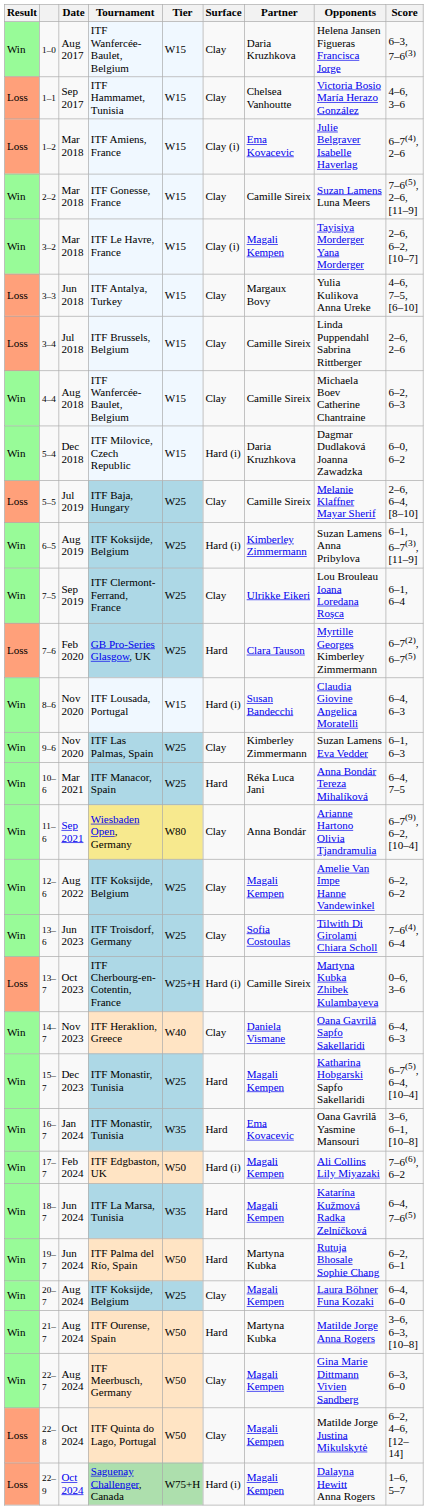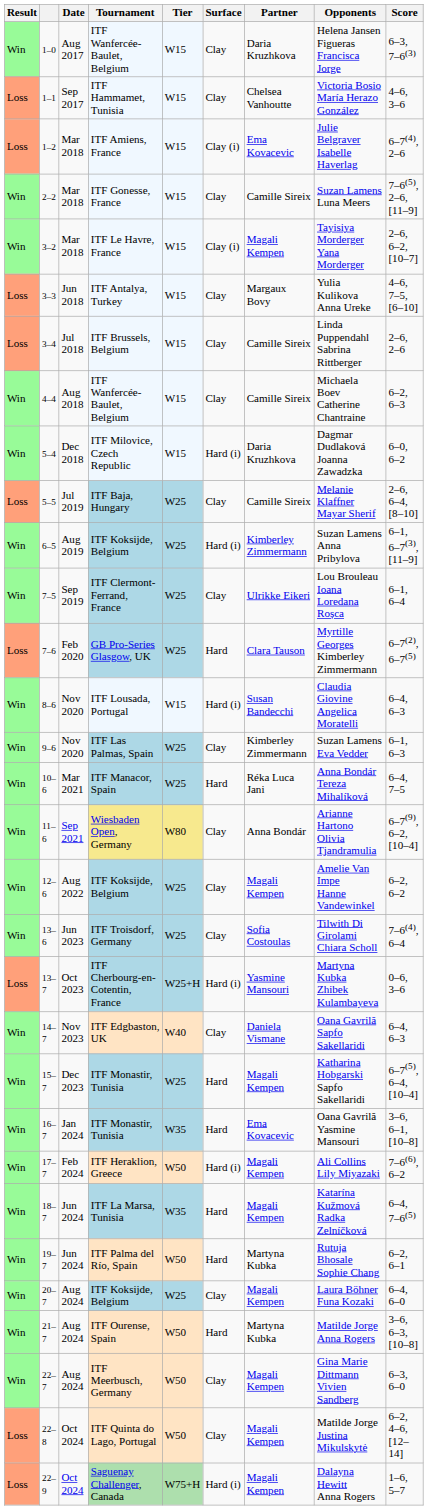(279, 984) Camille Sireix -> (268, 984) Yasmine Mansouri
(124, 1032) ITF Heraklion, Greece -> (125, 1032) ITF Edgbaston, UK
(125, 1167) ITF Edgbaston, UK -> (124, 1167) ITF Heraklion, Greece
